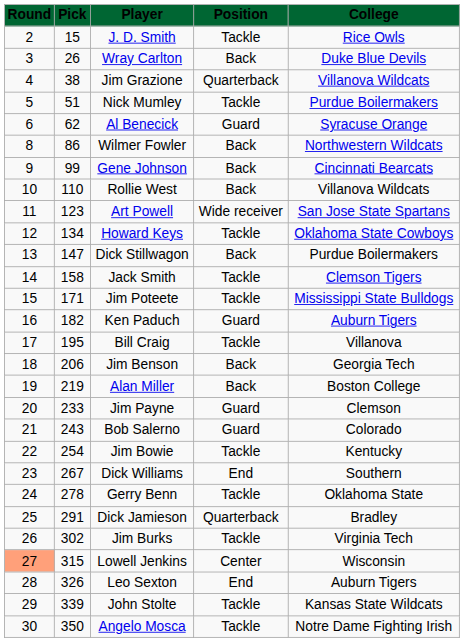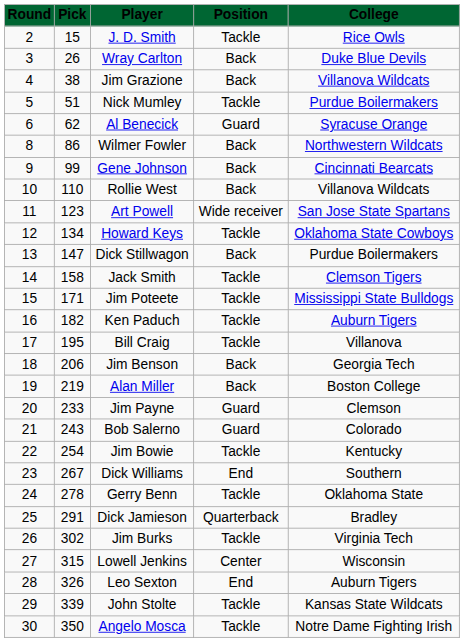(241, 80) Quarterback -> (241, 80) Back
(241, 320) Guard -> (241, 320) Tackle
(29, 560) lightsalmon background -> (29, 560) no background
